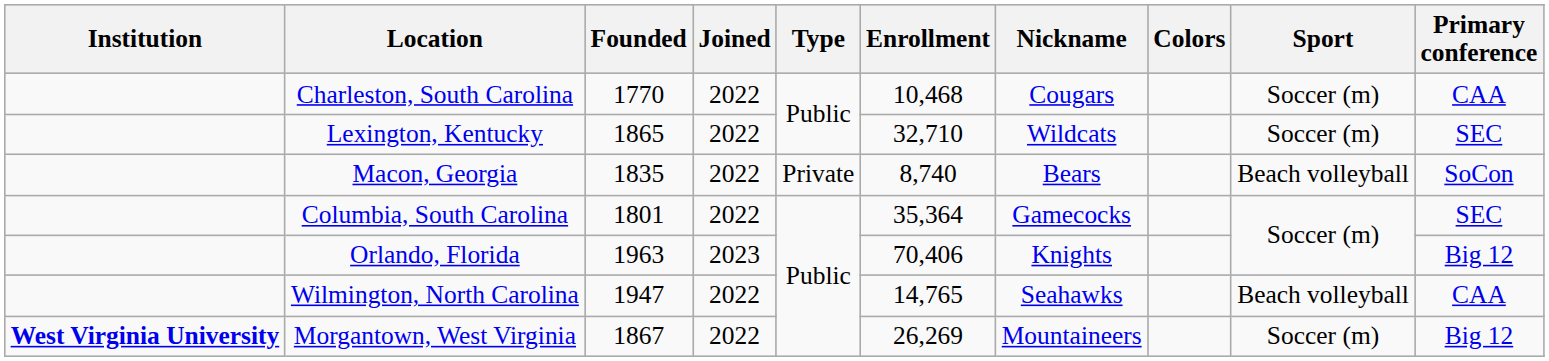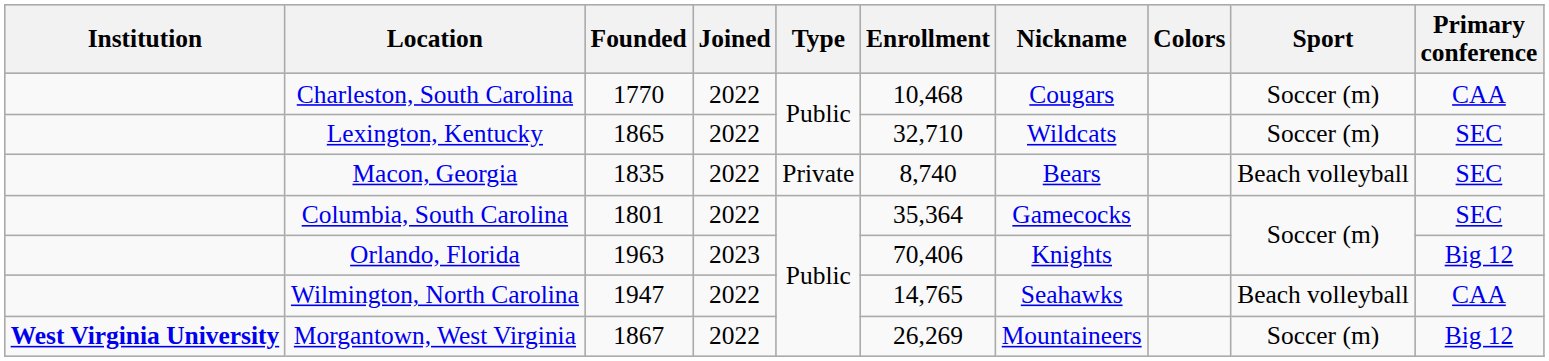(1479, 174) SoCon -> (1479, 174) SEC
